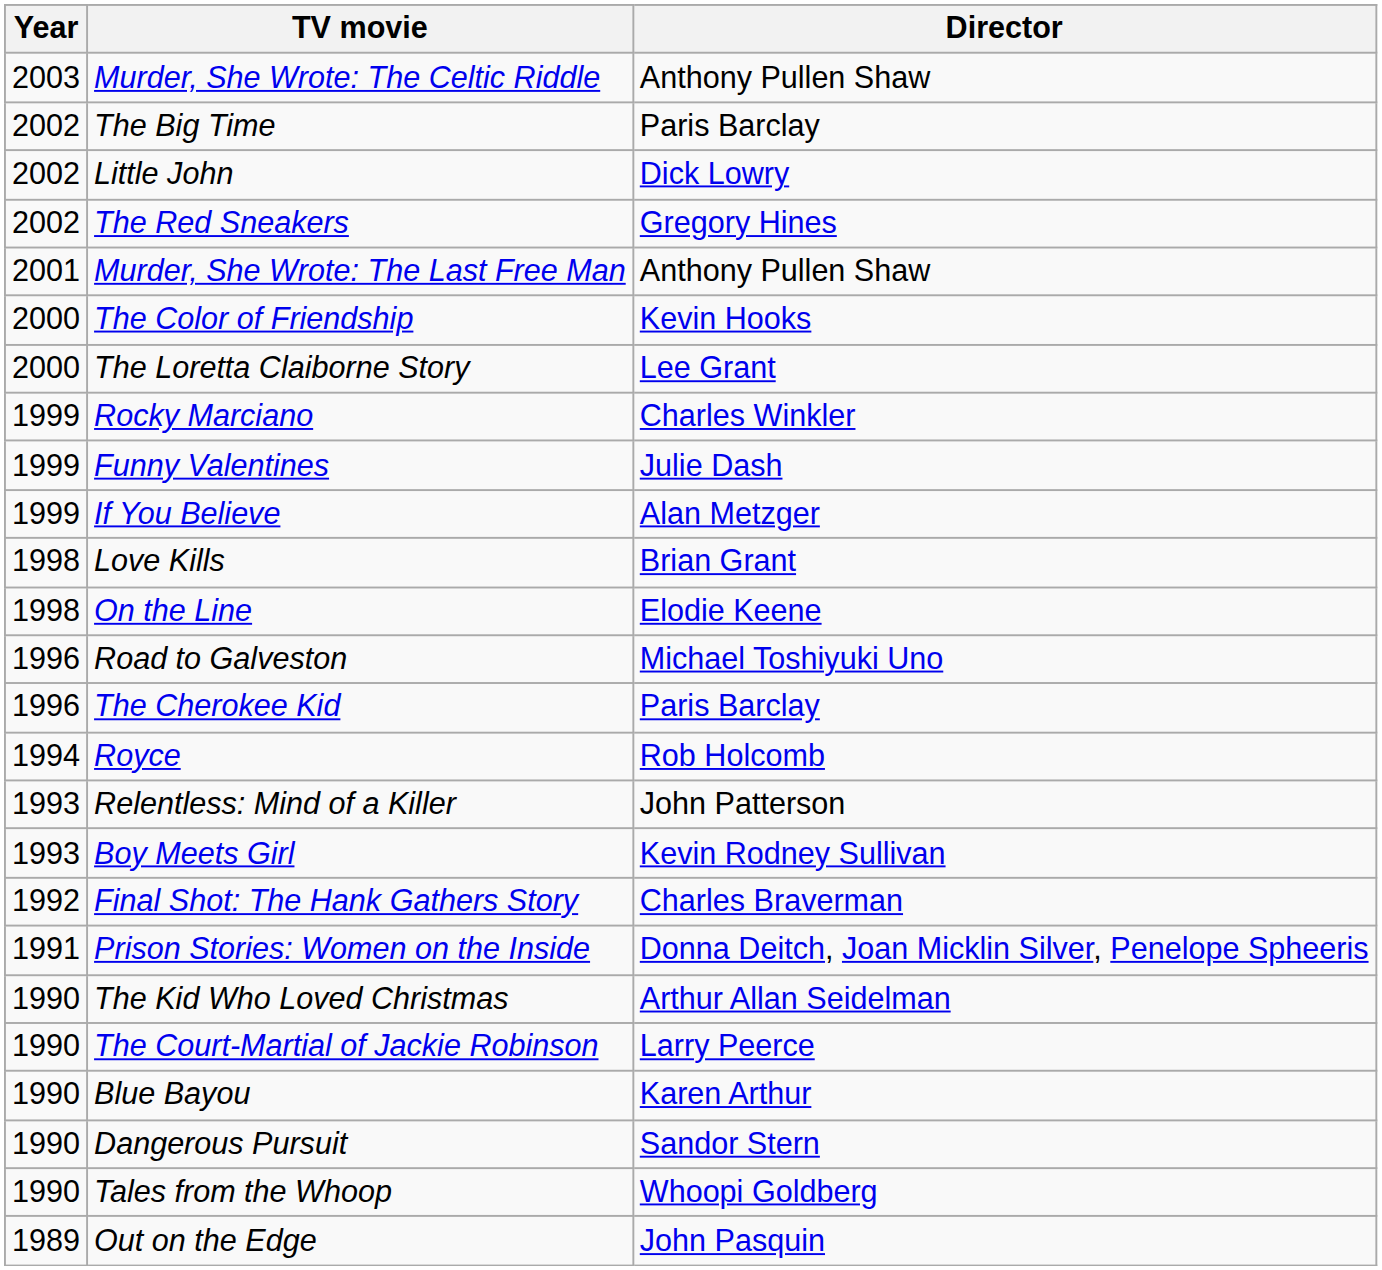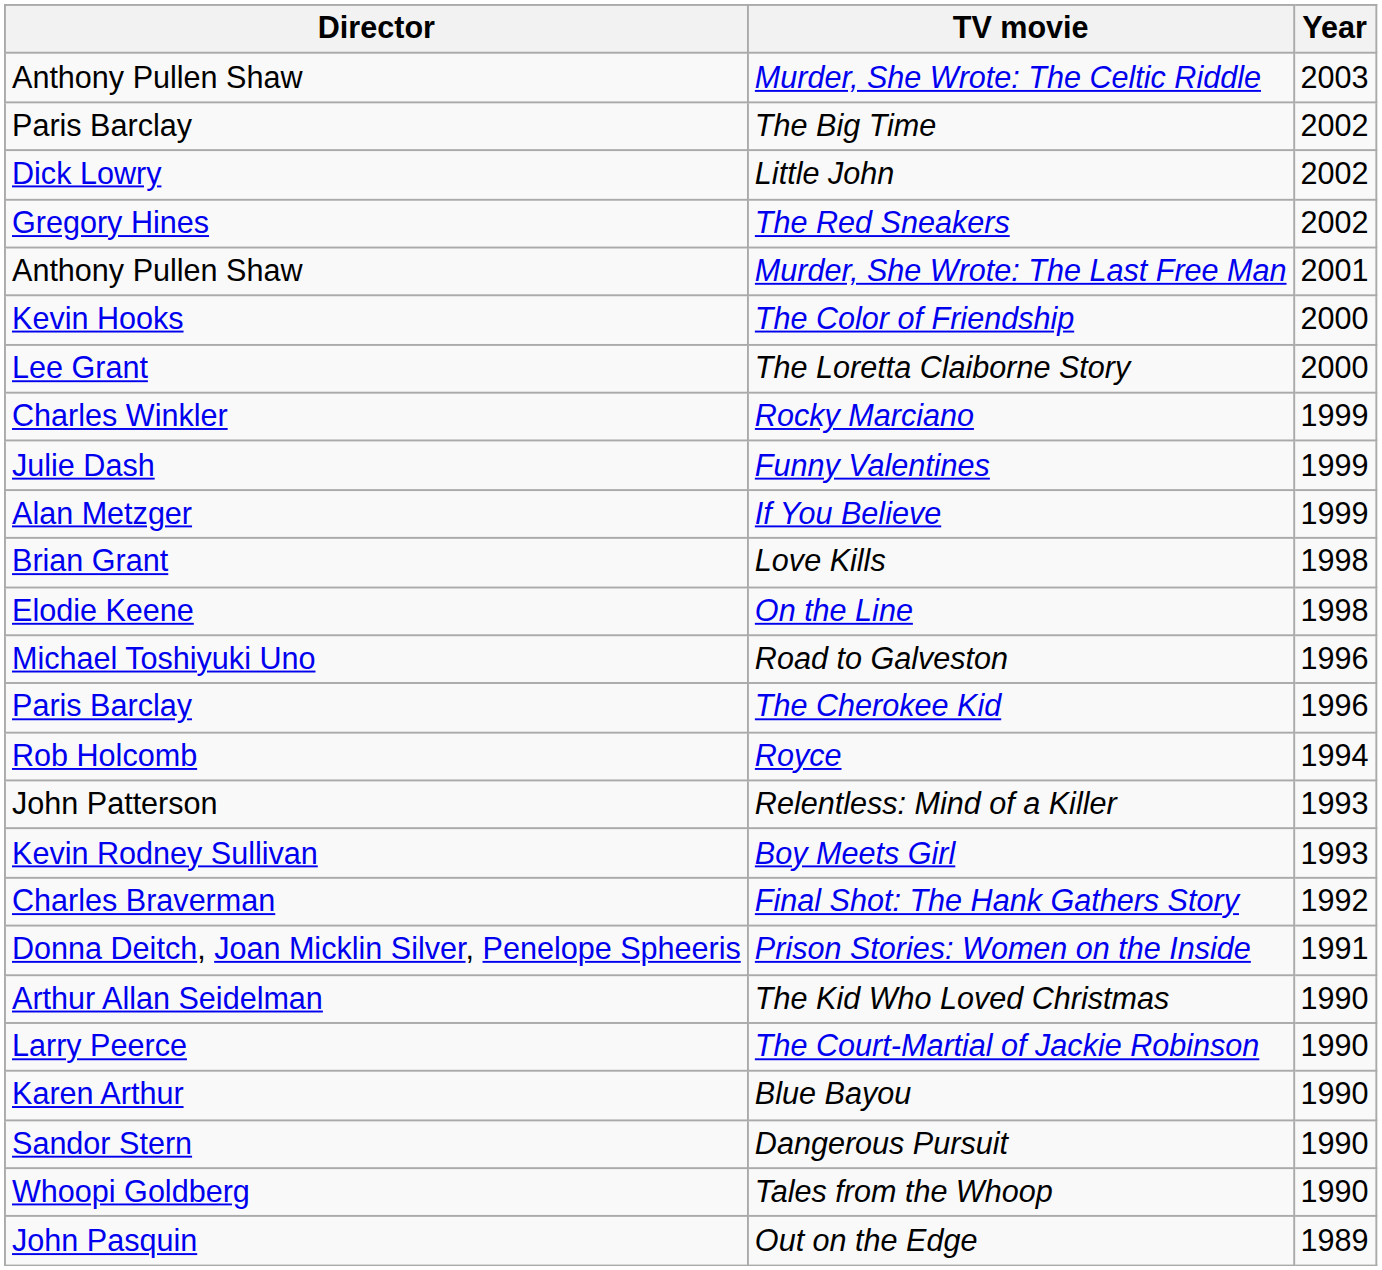columns swapped: (46, 28) <-> (1004, 28)
